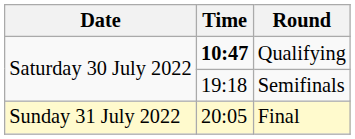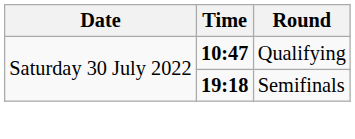(224, 85) normal -> (225, 85) bold
- row: (279, 117)
